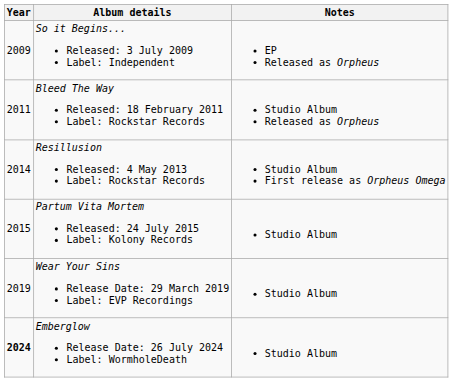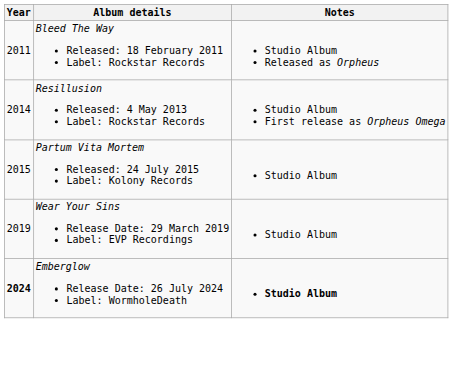- row: (132, 45)
(340, 353) normal -> (340, 294) bold
